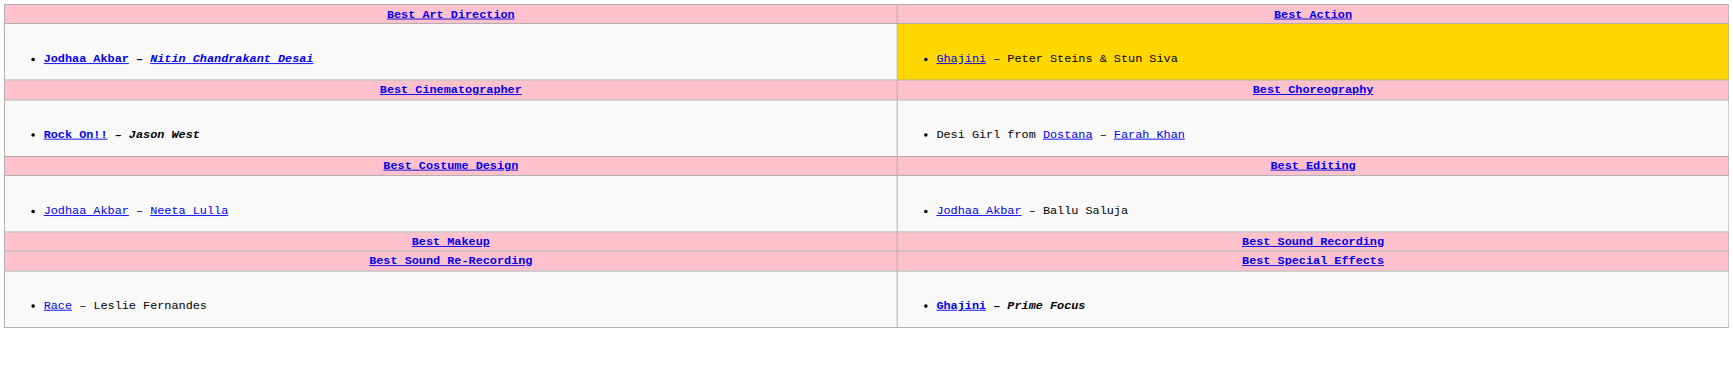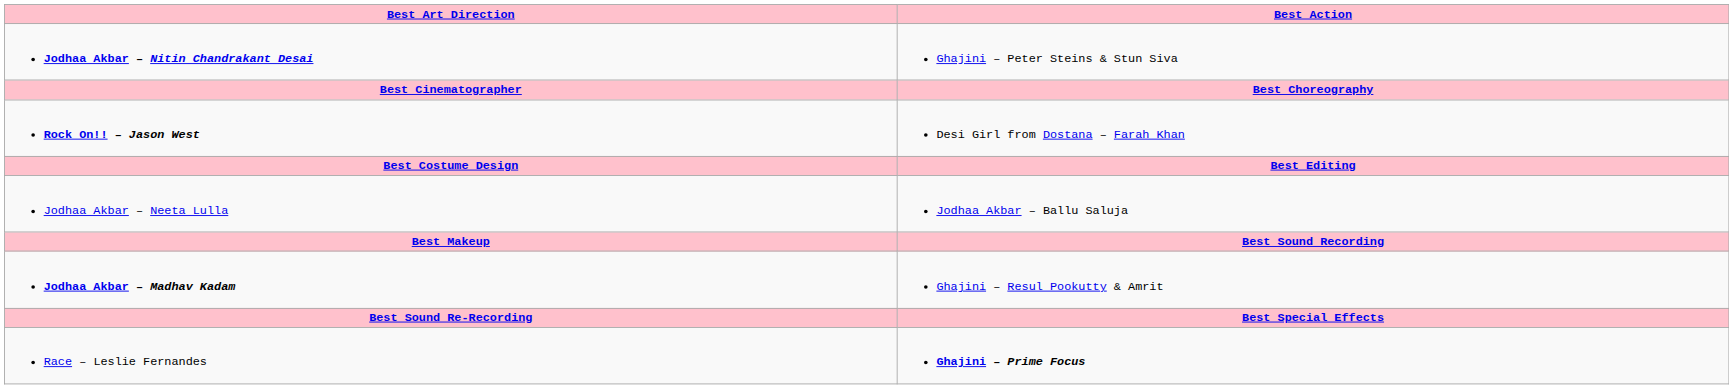(1313, 59) gold background -> (1313, 59) no background
+ row: (451, 286)
